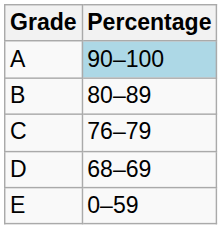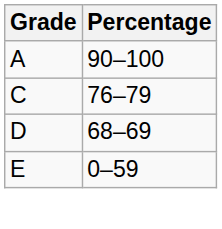(126, 59) lightblue background -> (126, 59) no background
- row: (18, 95)
